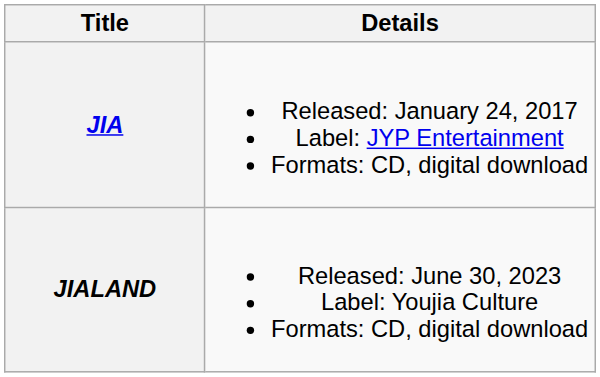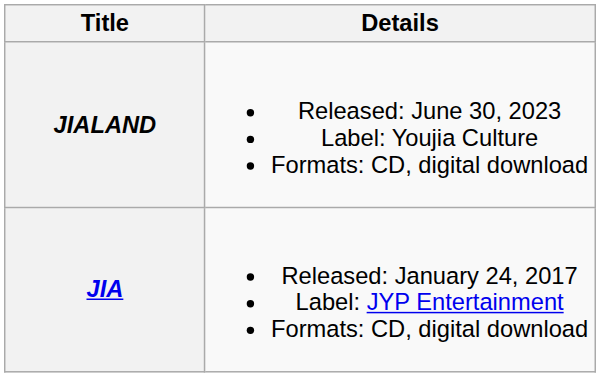rows swapped: (105, 124) <-> (105, 289)
